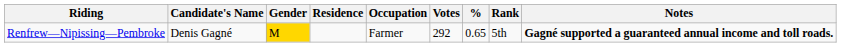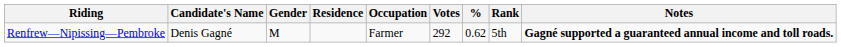(274, 32) gold background -> (274, 32) no background
(476, 32) 0.65 -> (476, 32) 0.62
